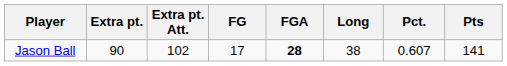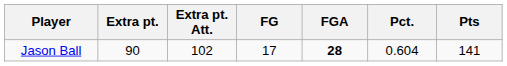- column: (353, 22)
(414, 50) 0.607 -> (402, 50) 0.604
